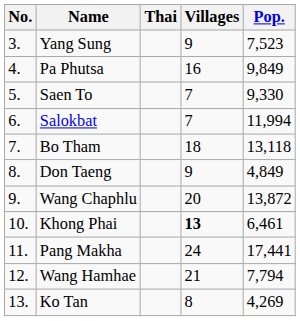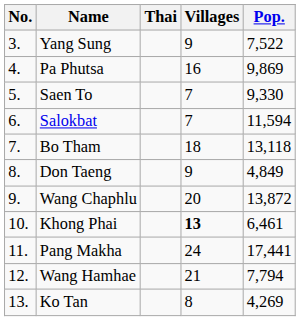(265, 43) 7,523 -> (265, 43) 7,522
(265, 69) 9,849 -> (265, 69) 9,869
(269, 120) 11,994 -> (269, 120) 11,594
